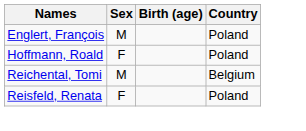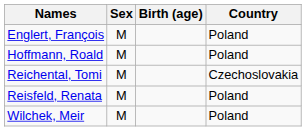(121, 55) F -> (121, 55) M
(232, 75) Belgium -> (253, 75) Czechoslovakia
(121, 95) F -> (121, 95) M
+ row: (46, 116)
